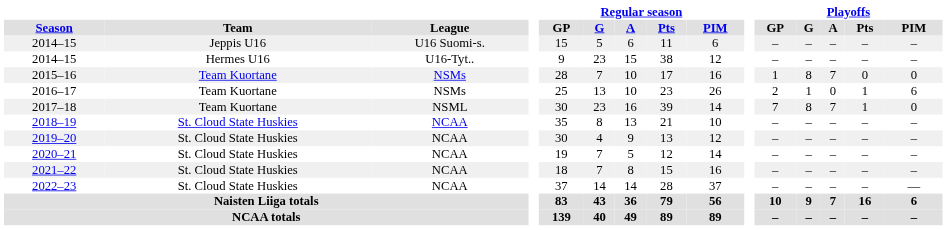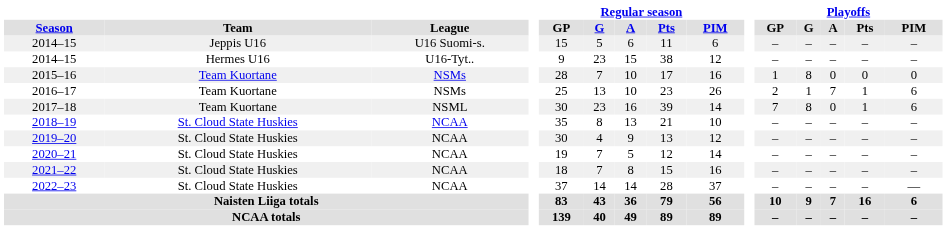(833, 75) 7 -> (833, 75) 0
(833, 91) 0 -> (833, 91) 7
(833, 106) 7 -> (833, 106) 0
(914, 106) 0 -> (914, 106) 6
